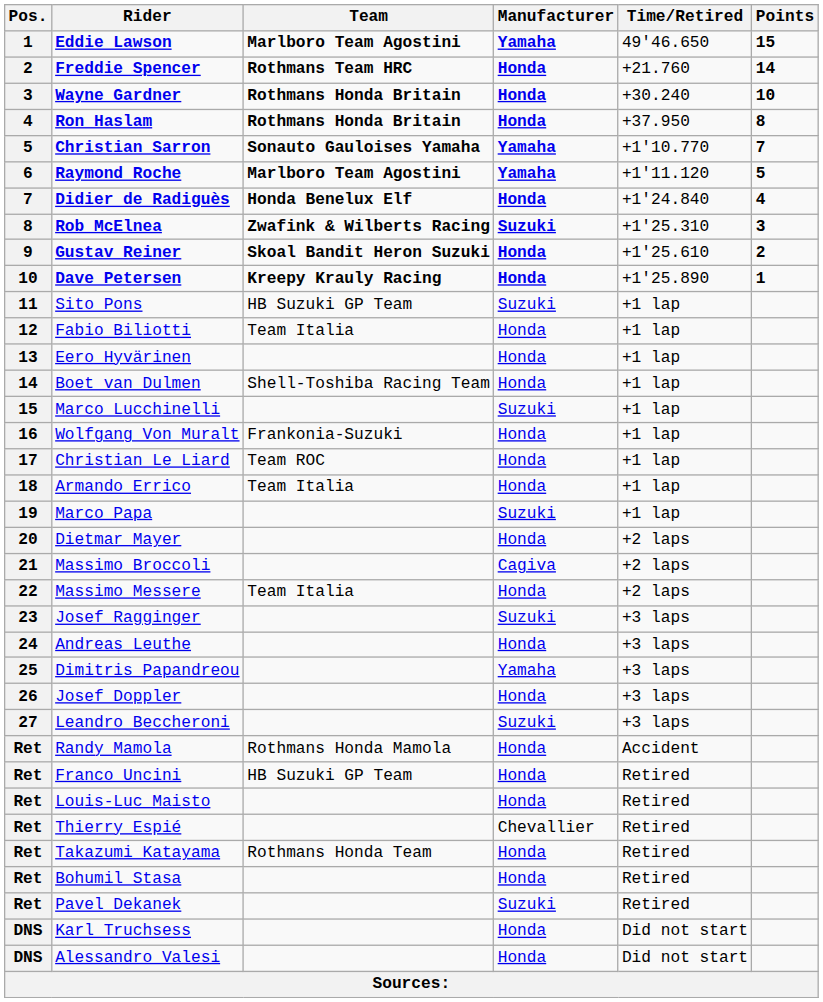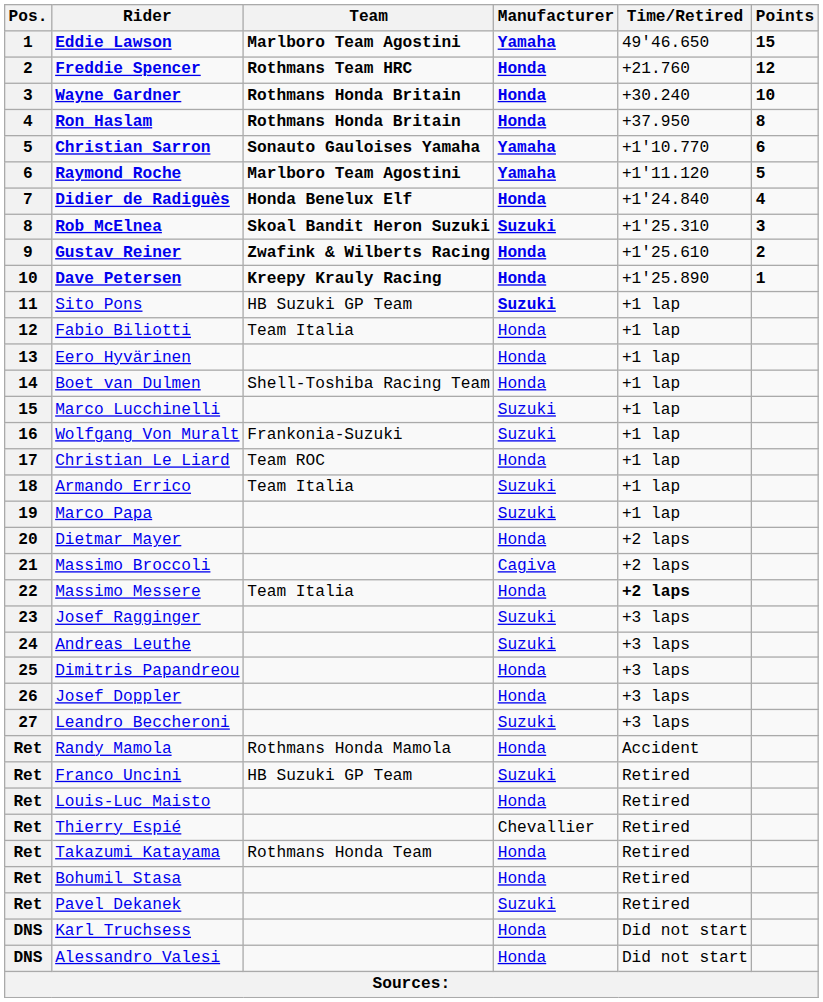(766, 70) 14 -> (766, 70) 12
(761, 149) 7 -> (761, 149) 6
(369, 227) Zwafink & Wilberts Racing -> (369, 227) Skoal Bandit Heron Suzuki
(369, 253) Skoal Bandit Heron Suzuki -> (369, 253) Zwafink & Wilberts Racing
(527, 305) normal -> (527, 305) bold
(522, 436) Honda -> (527, 436) Suzuki
(522, 488) Honda -> (527, 488) Suzuki
(656, 593) normal -> (656, 593) bold
(522, 645) Honda -> (527, 645) Suzuki
(527, 671) Yamaha -> (522, 671) Honda
(522, 775) Honda -> (527, 775) Suzuki
